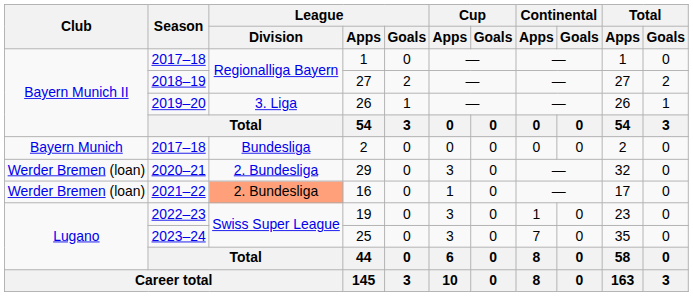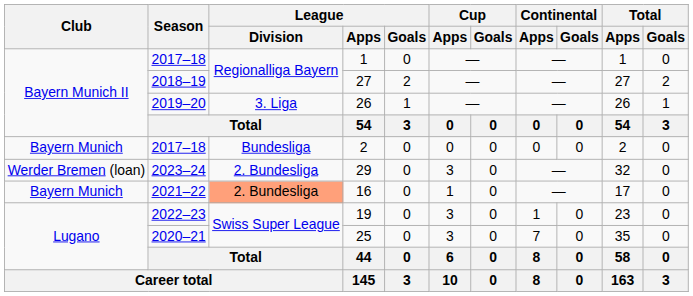(179, 170) 2020–21 -> (179, 170) 2023–24
(76, 192) Werder Bremen (loan) -> (76, 192) Bayern Munich
(179, 236) 2023–24 -> (179, 236) 2020–21
